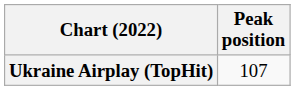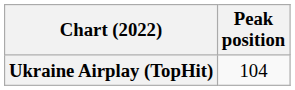(253, 70) 107 -> (253, 70) 104
